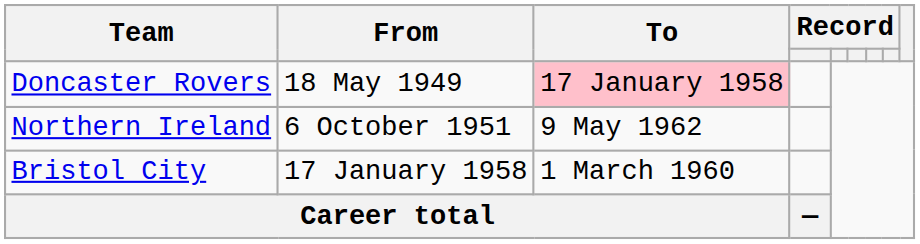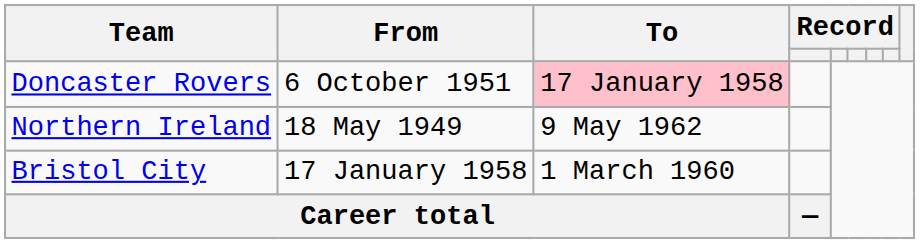(373, 84) 18 May 1949 -> (398, 84) 6 October 1951
(398, 128) 6 October 1951 -> (373, 128) 18 May 1949
